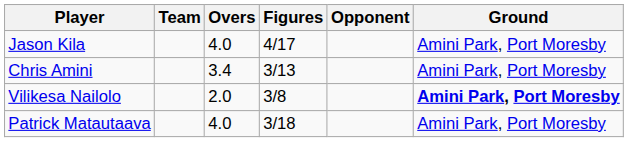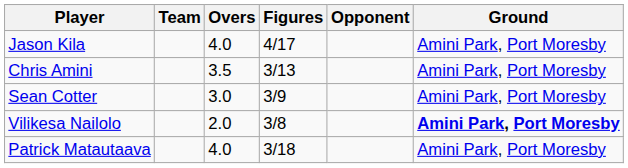(220, 70) 3.4 -> (220, 70) 3.5
+ row: (53, 96)
